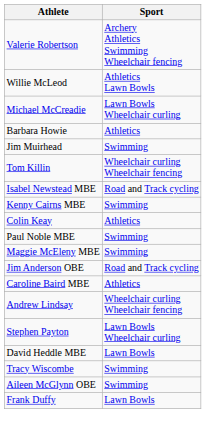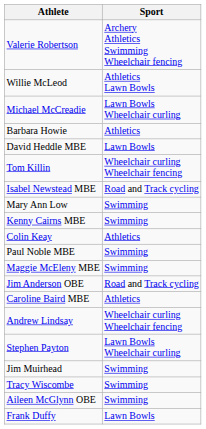rows swapped: (34, 146) <-> (46, 353)
+ row: (37, 205)
